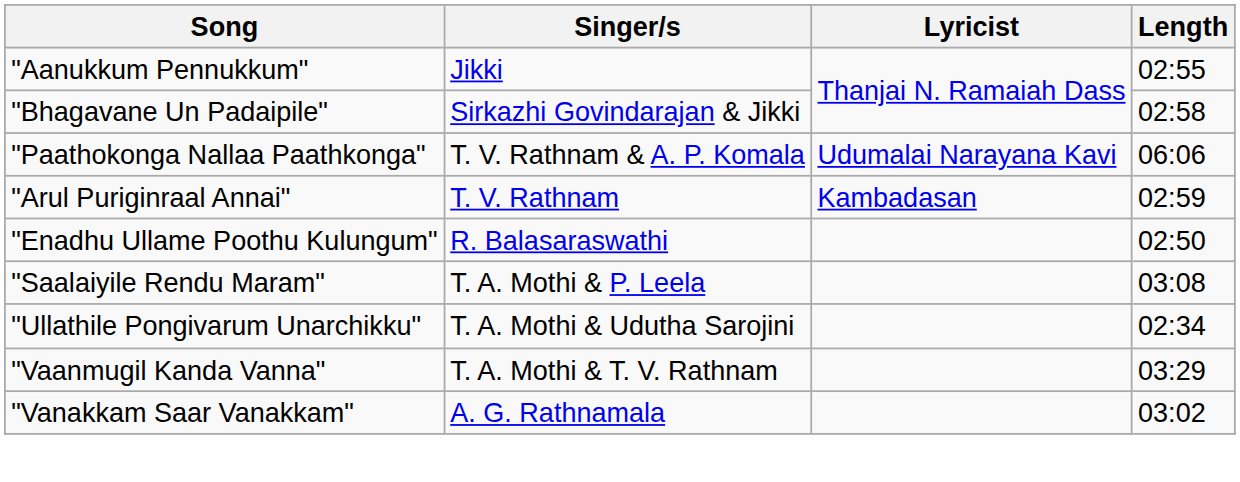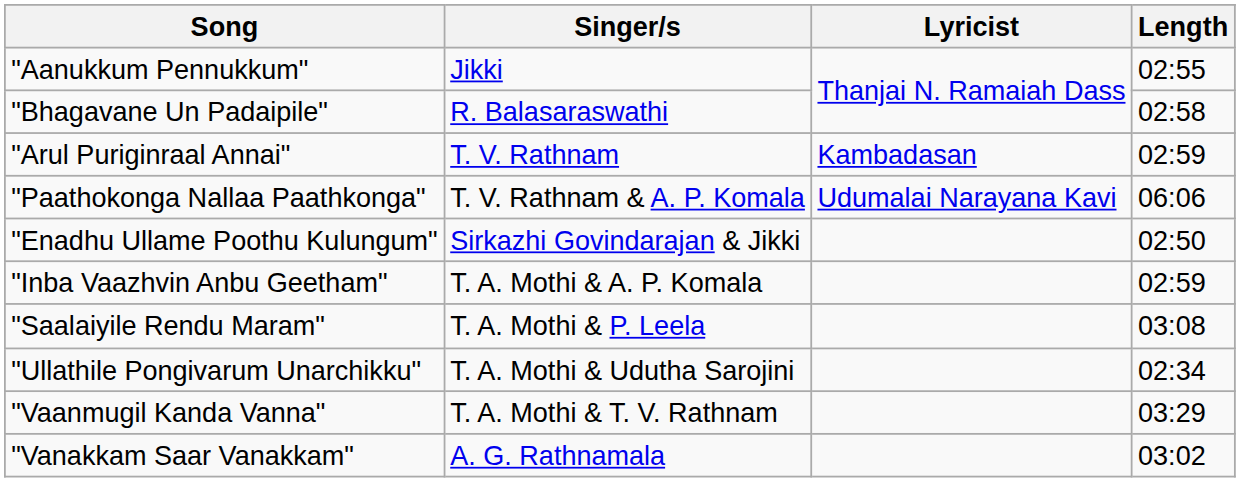(625, 112) Sirkazhi Govindarajan & Jikki -> (559, 112) R. Balasaraswathi
rows swapped: (151, 198) <-> (218, 155)
(559, 241) R. Balasaraswathi -> (625, 241) Sirkazhi Govindarajan & Jikki
+ row: (199, 283)
